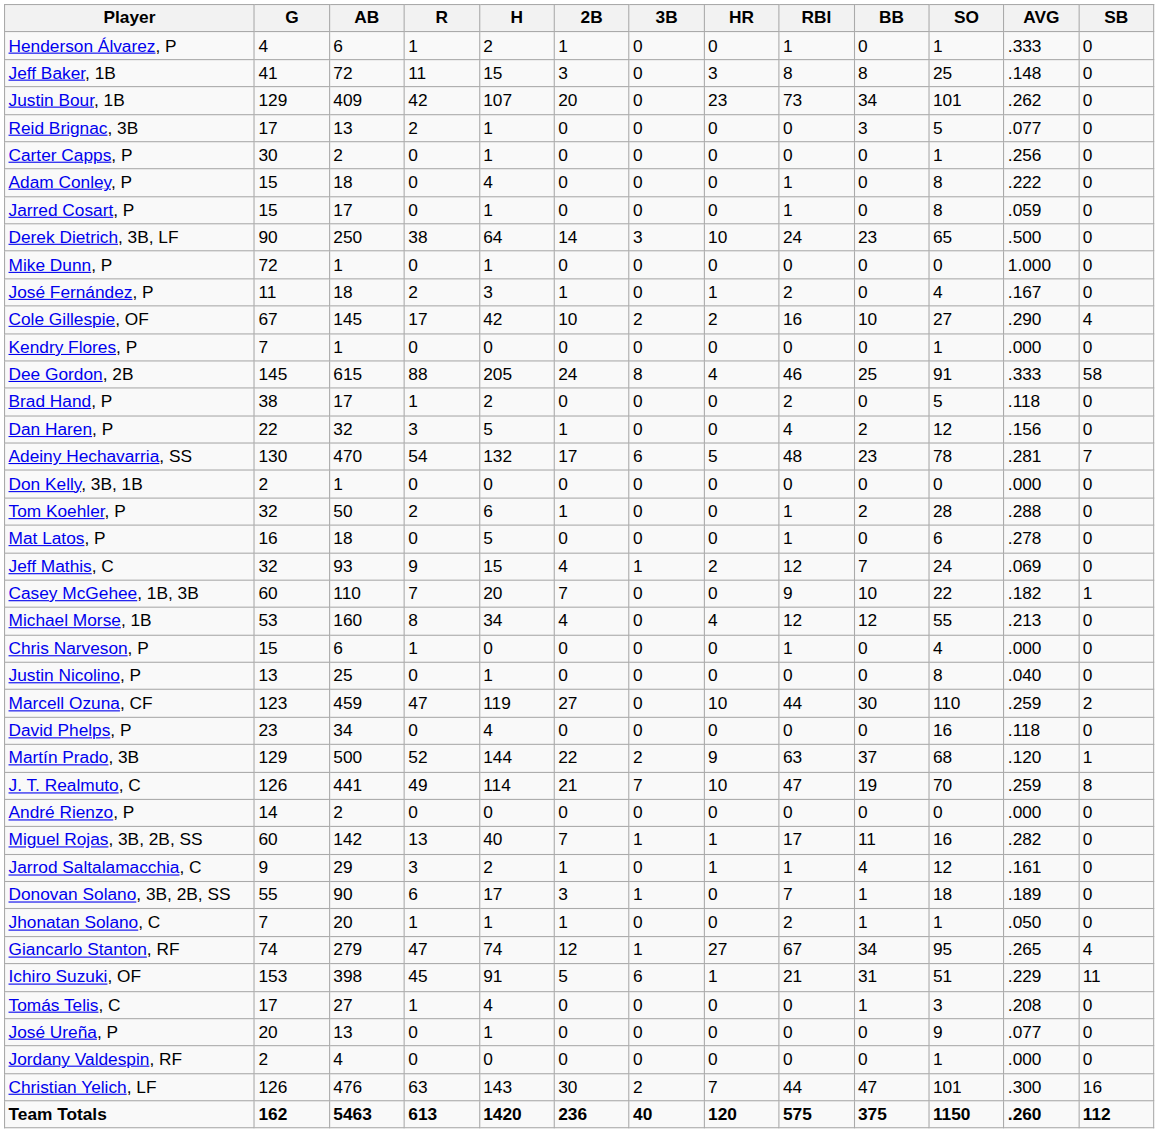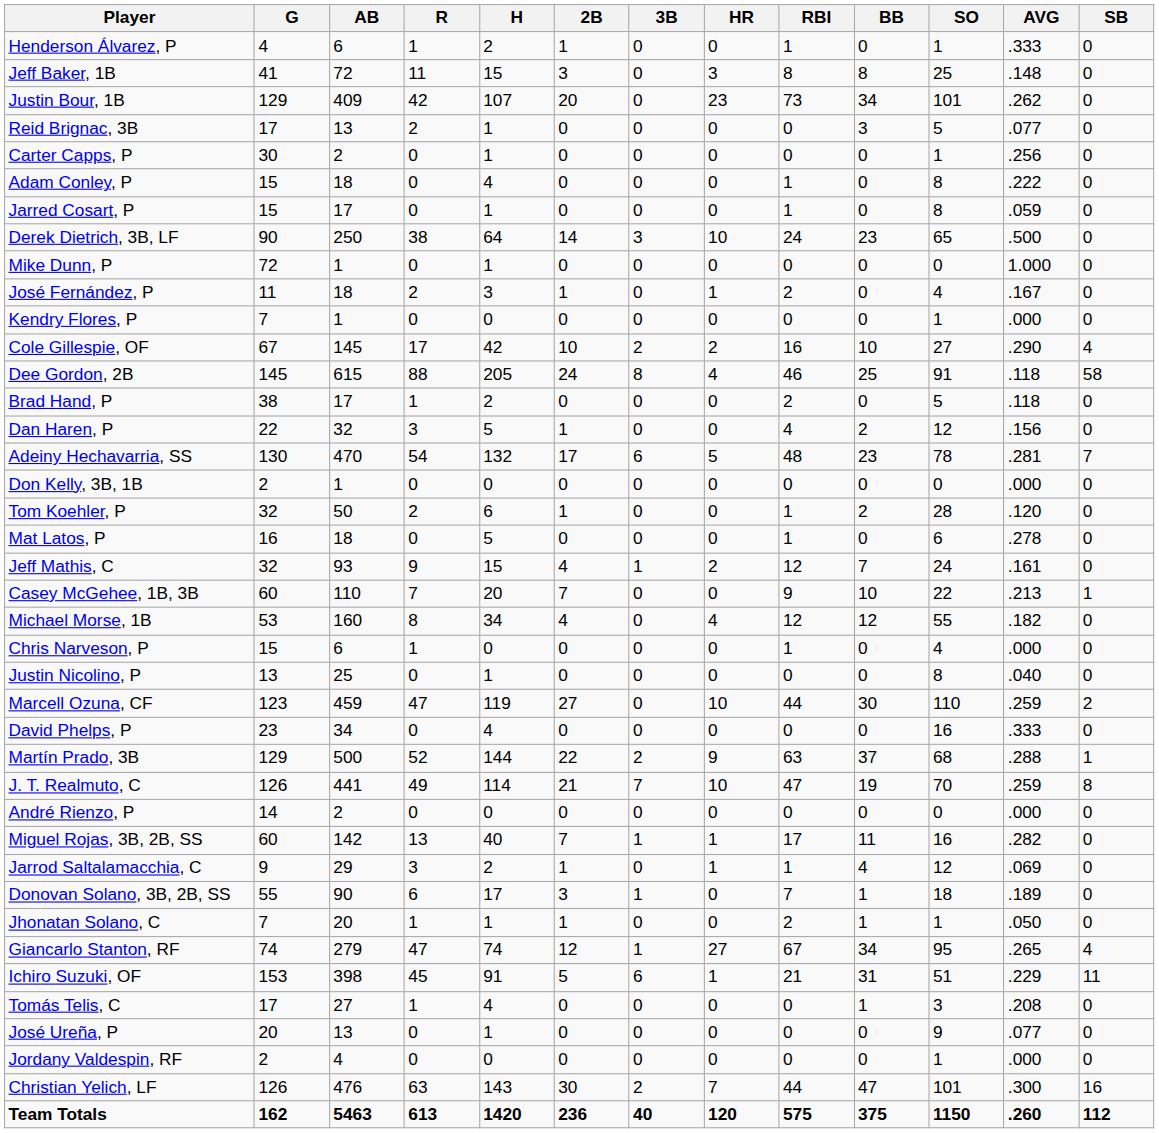rows swapped: (73, 347) <-> (79, 319)
(1025, 374) .333 -> (1024, 374) .118
(1025, 511) .288 -> (1025, 511) .120
(1025, 566) .069 -> (1025, 566) .161
(1025, 593) .182 -> (1025, 593) .213
(1025, 621) .213 -> (1025, 621) .182
(1024, 730) .118 -> (1025, 730) .333
(1025, 758) .120 -> (1025, 758) .288
(1025, 867) .161 -> (1025, 867) .069
